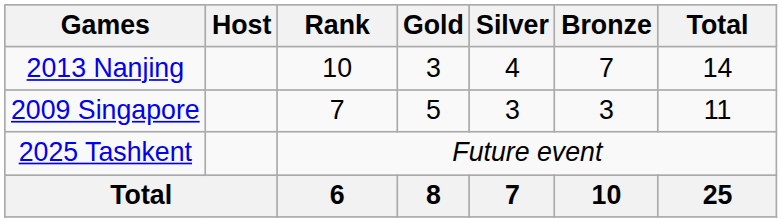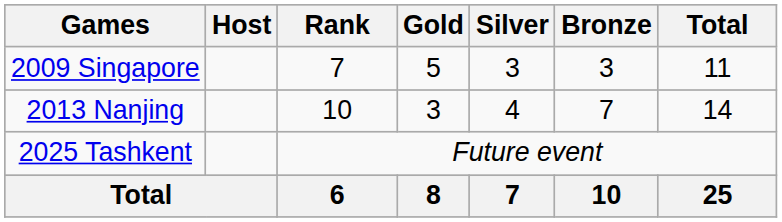rows swapped: (105, 110) <-> (105, 68)
